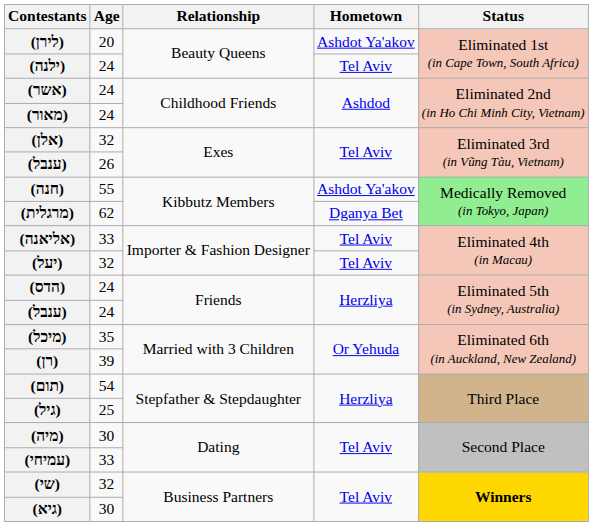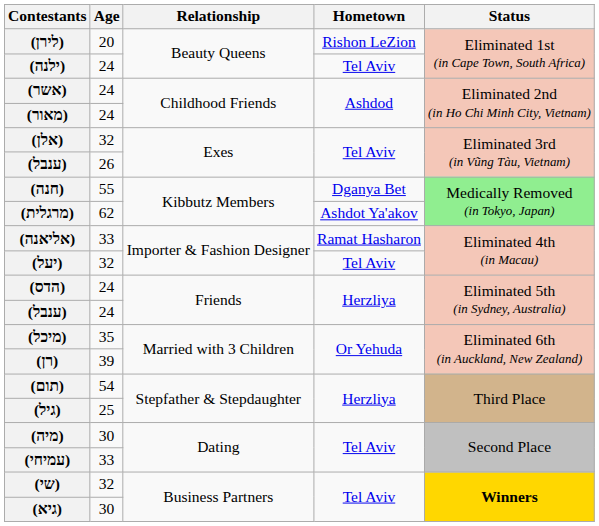(366, 41) Ashdot Ya'akov -> (369, 41) Rishon LeZion
(366, 189) Ashdot Ya'akov -> (369, 189) Dganya Bet
(366, 213) Dganya Bet -> (369, 213) Ashdot Ya'akov
(366, 238) Tel Aviv -> (369, 238) Ramat Hasharon
